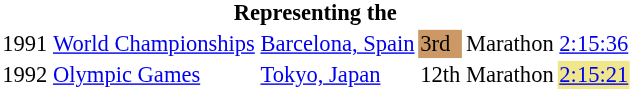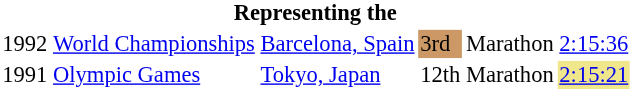(25, 43) 1991 -> (25, 43) 1992
(25, 74) 1992 -> (25, 74) 1991
